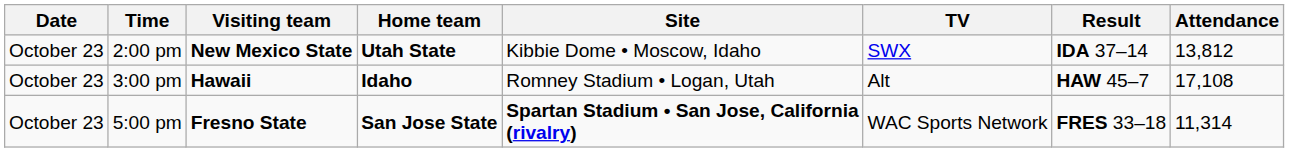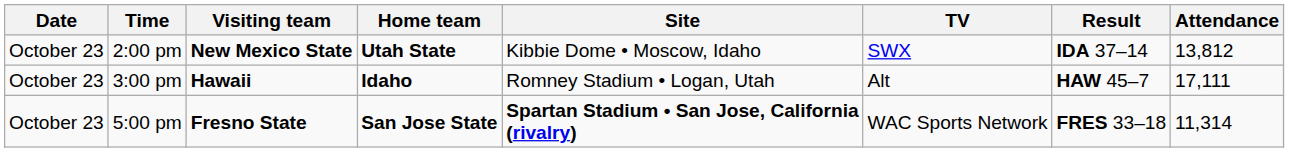(1204, 81) 17,108 -> (1203, 81) 17,111
